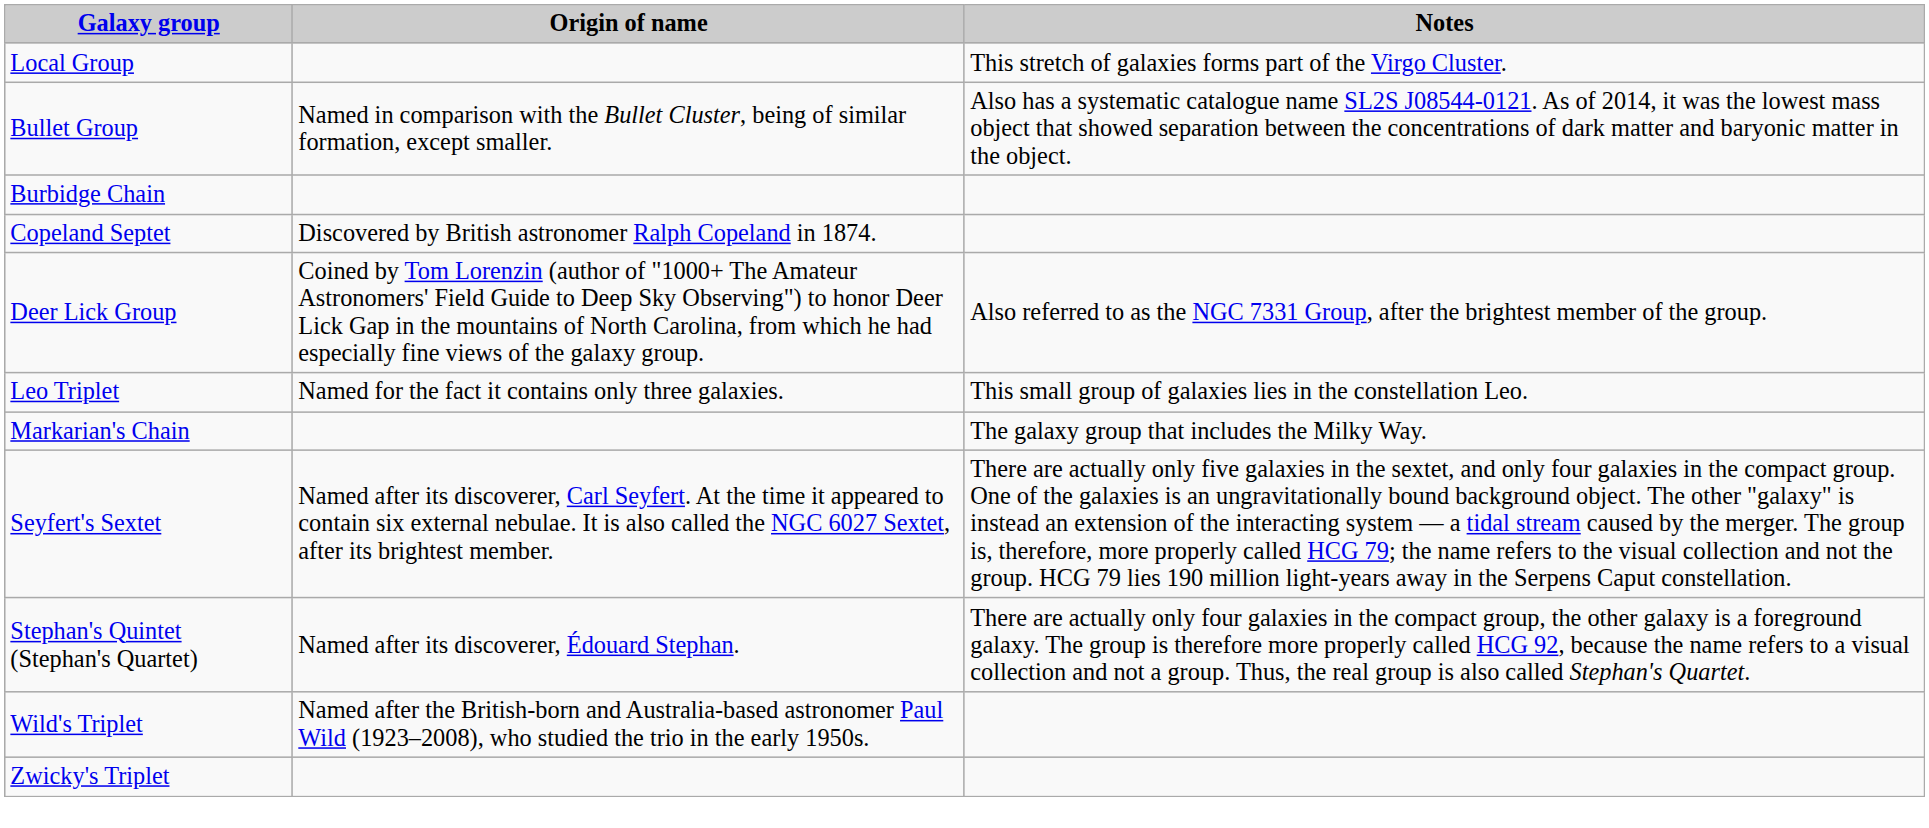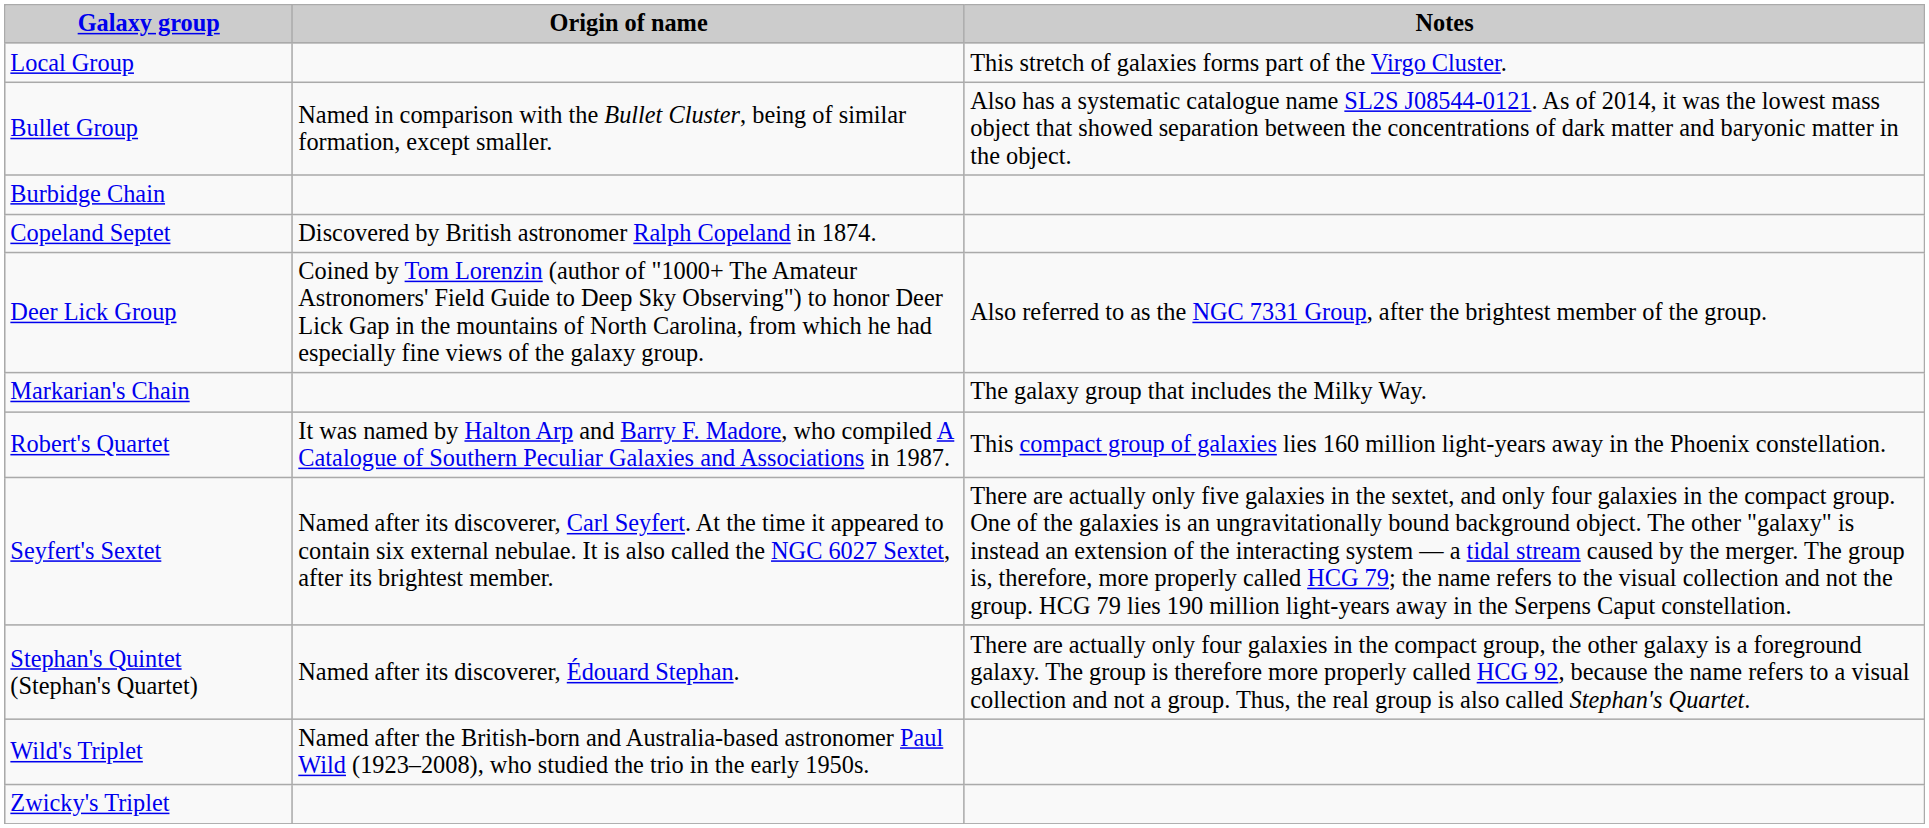- row: (65, 392)
+ row: (90, 444)
